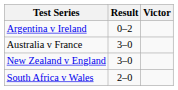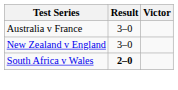- row: (47, 28)
(125, 77) normal -> (125, 61) bold
